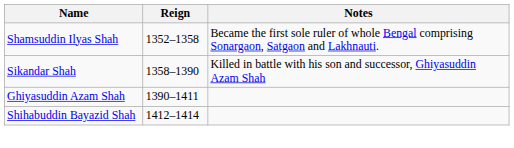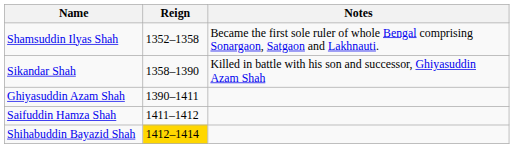+ row: (62, 115)
(172, 115) no background -> (172, 134) gold background
